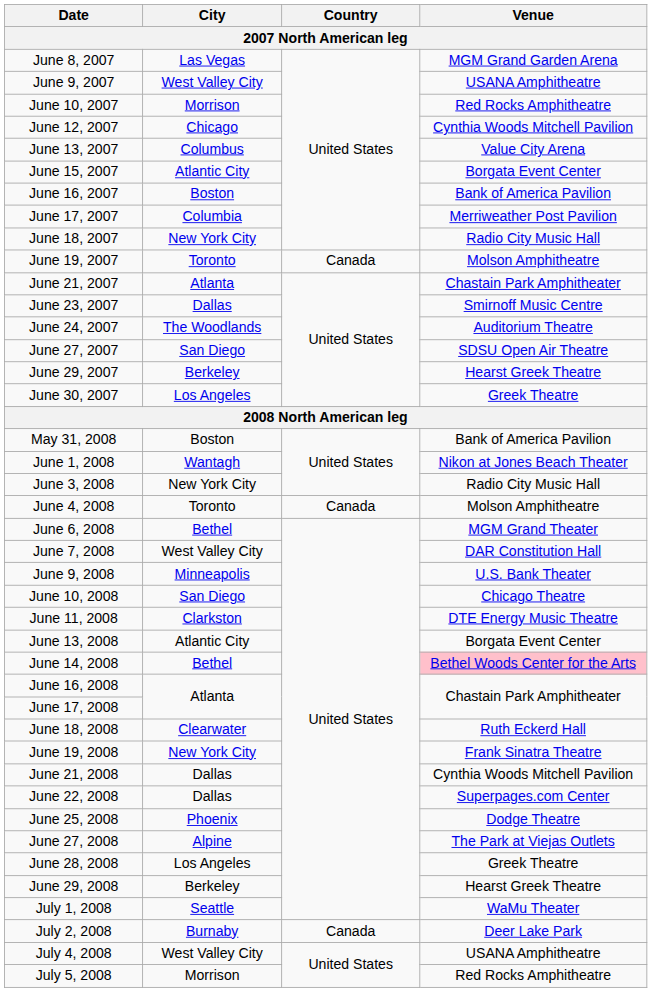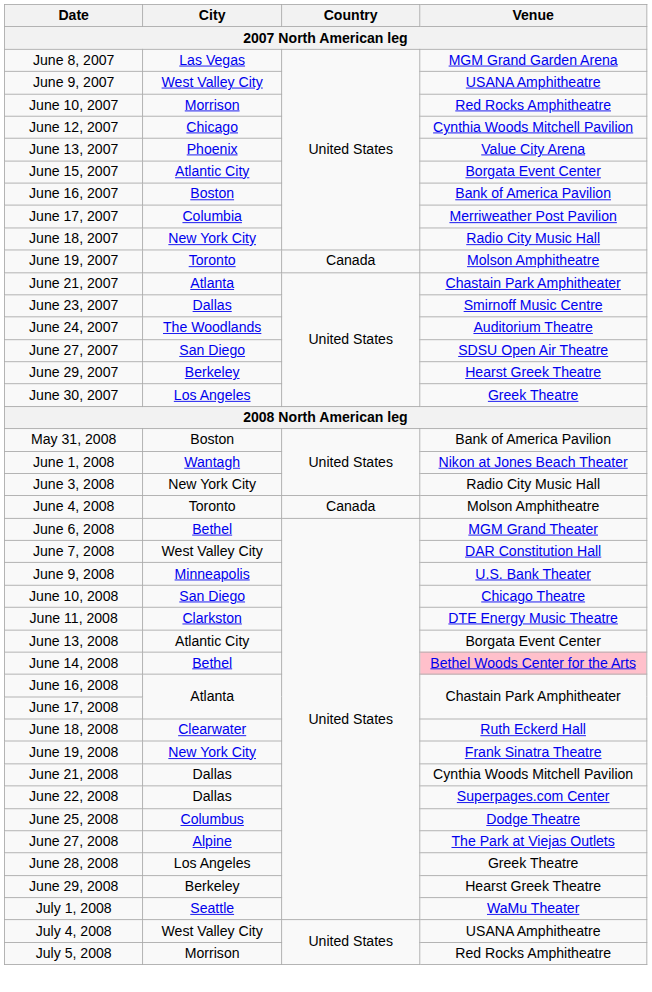(212, 149) Columbus -> (212, 149) Phoenix
(212, 819) Phoenix -> (212, 819) Columbus
- row: (74, 931)
